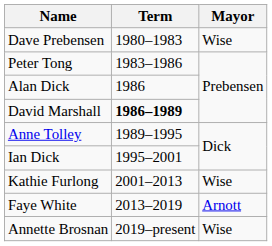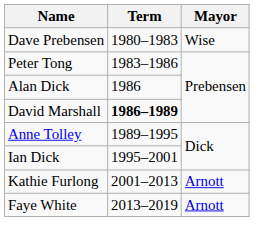(217, 181) Wise -> (204, 181) Arnott
- row: (58, 228)
